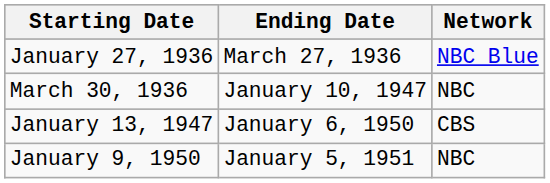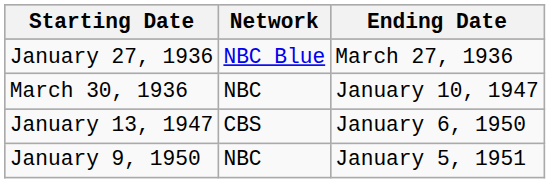columns swapped: (325, 22) <-> (488, 22)
